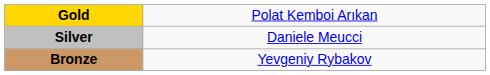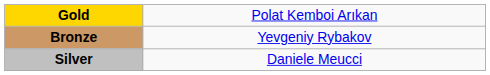rows swapped: (74, 37) <-> (74, 59)
